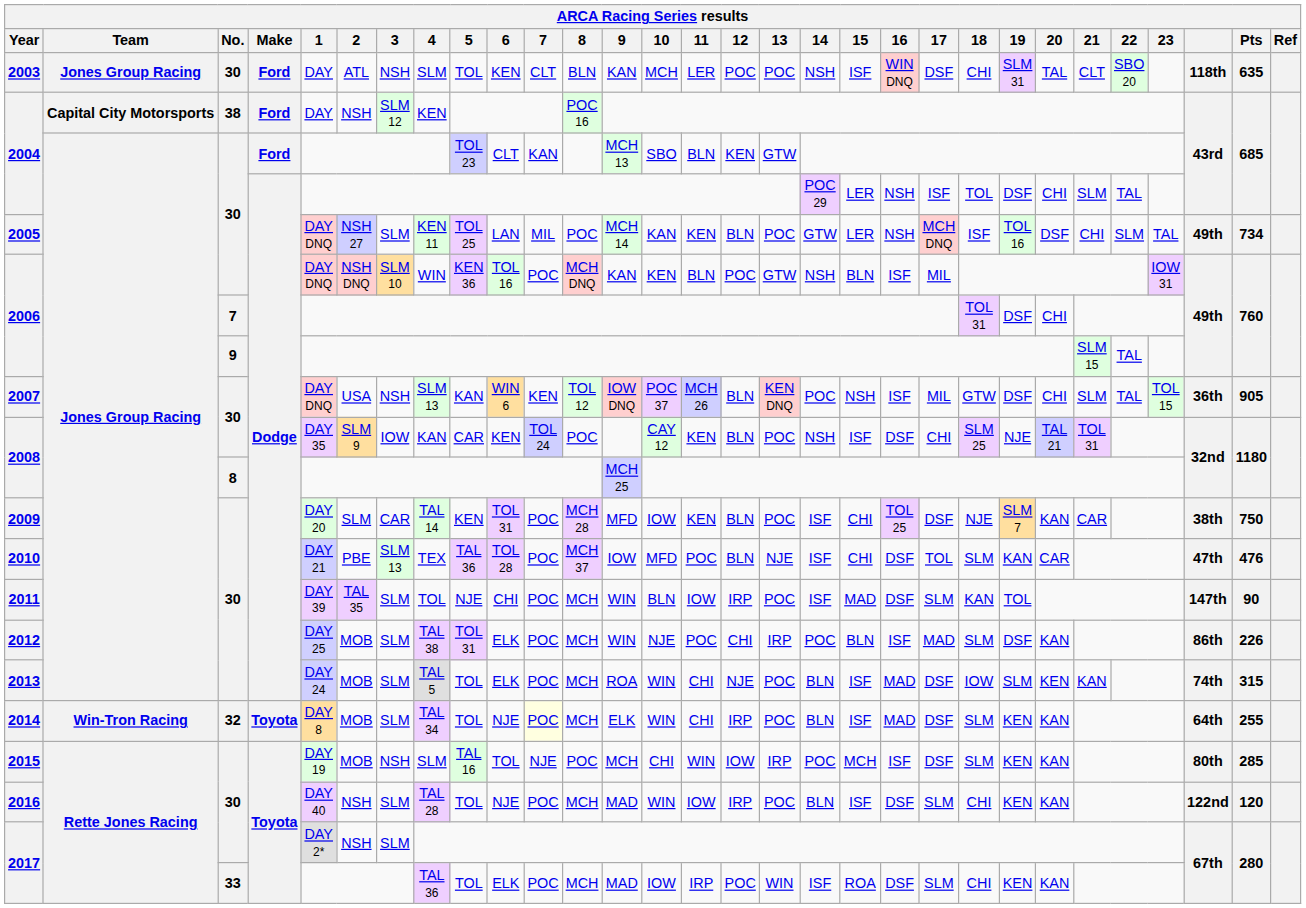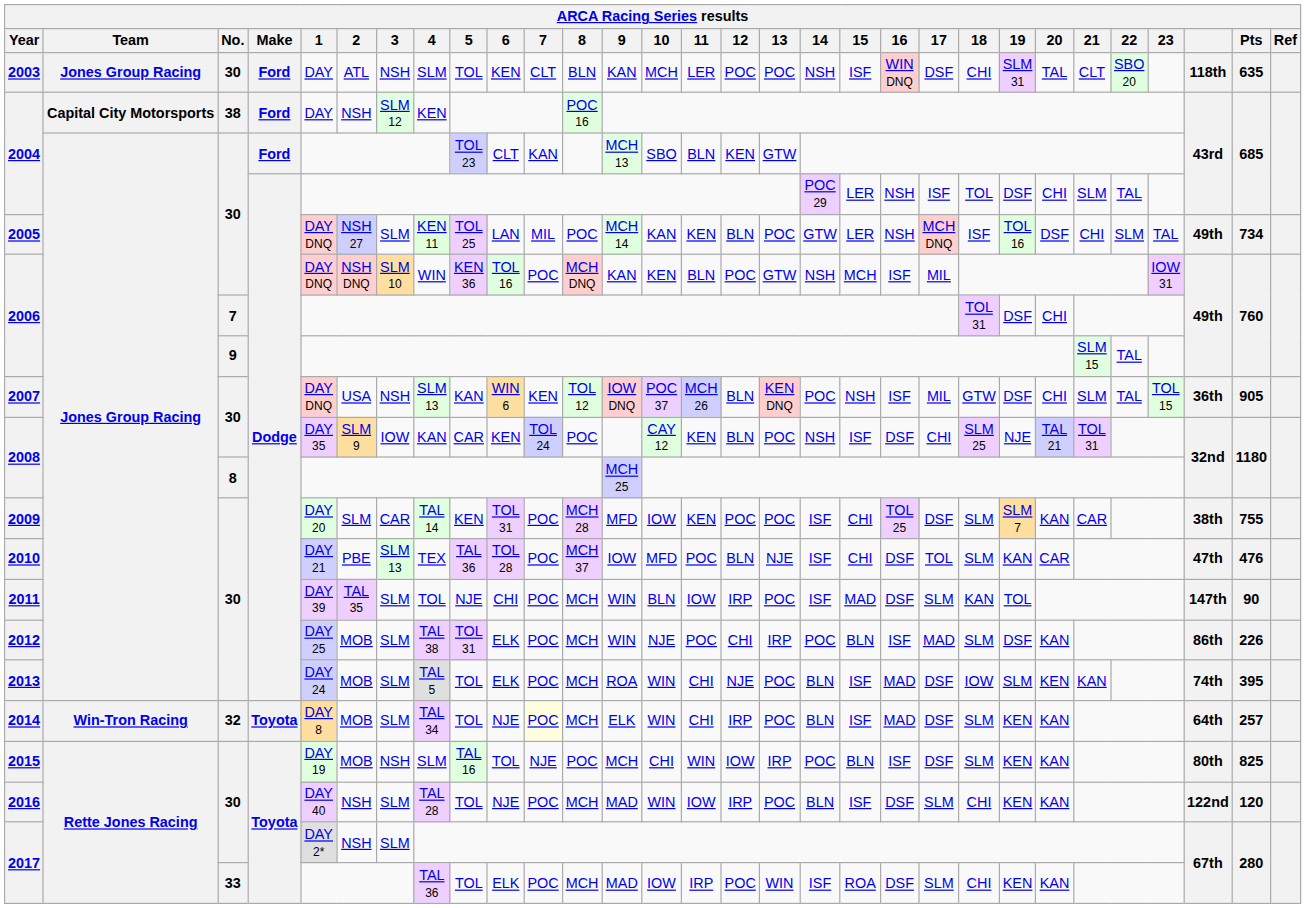(860, 275) BLN -> (860, 275) MCH
(740, 518) BLN -> (740, 518) POC
(979, 518) NJE -> (979, 518) SLM
(1251, 518) 750 -> (1251, 518) 755
(1251, 680) 315 -> (1251, 680) 395
(1251, 721) 255 -> (1251, 721) 257
(860, 761) MCH -> (860, 761) BLN
(1251, 761) 285 -> (1251, 761) 825
